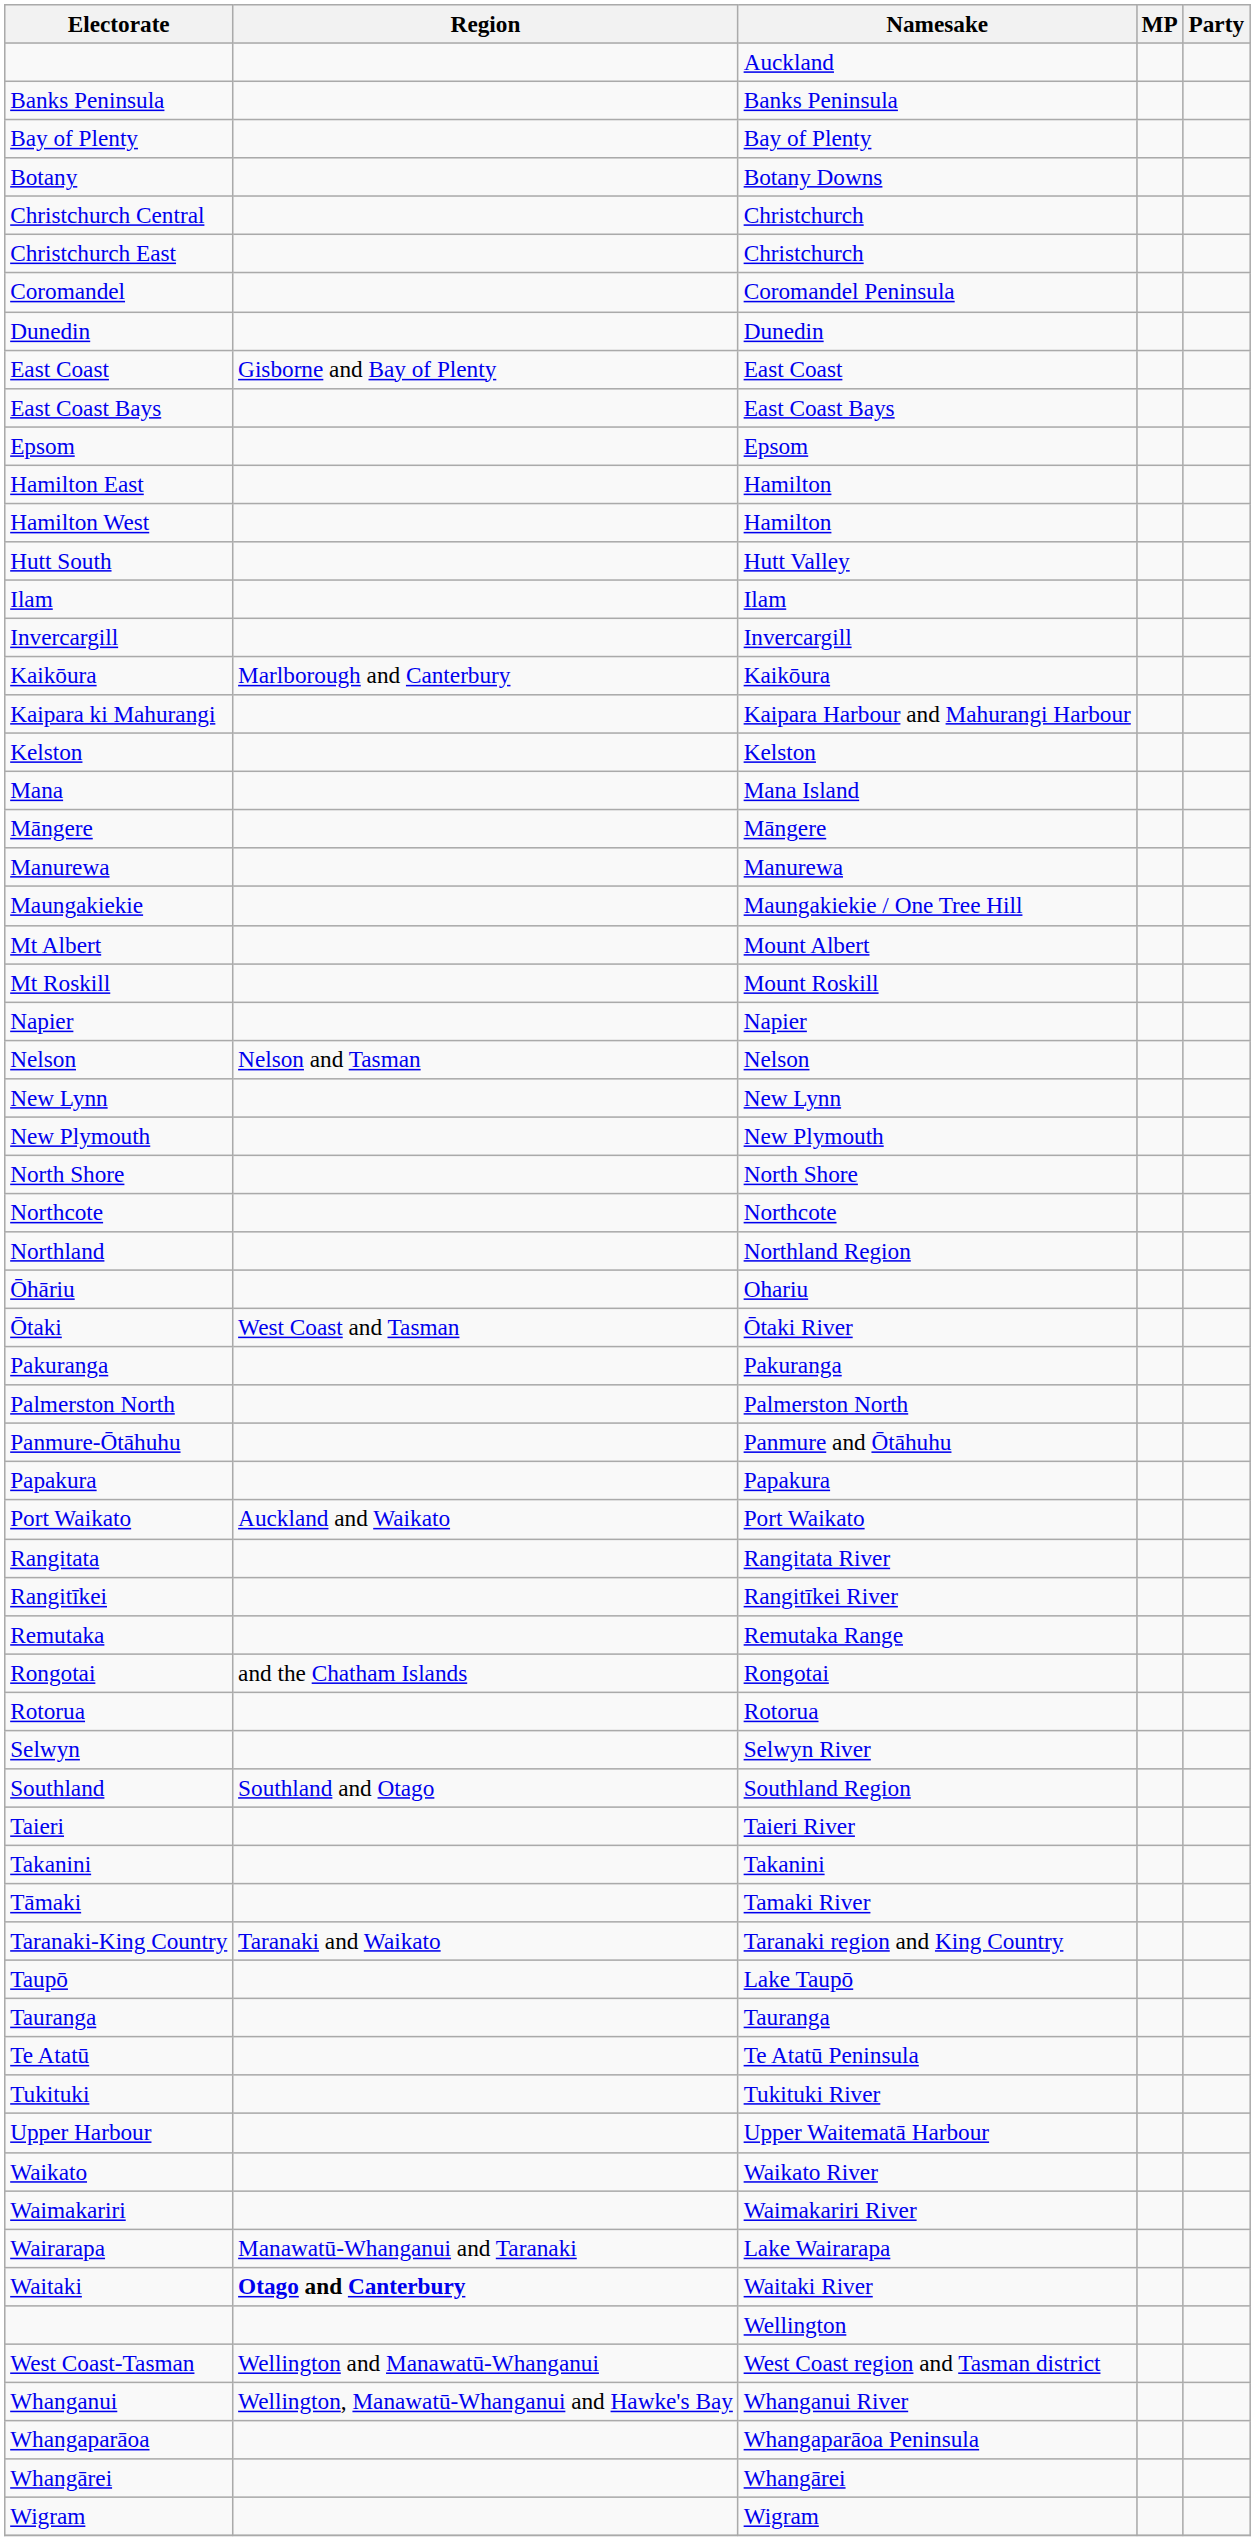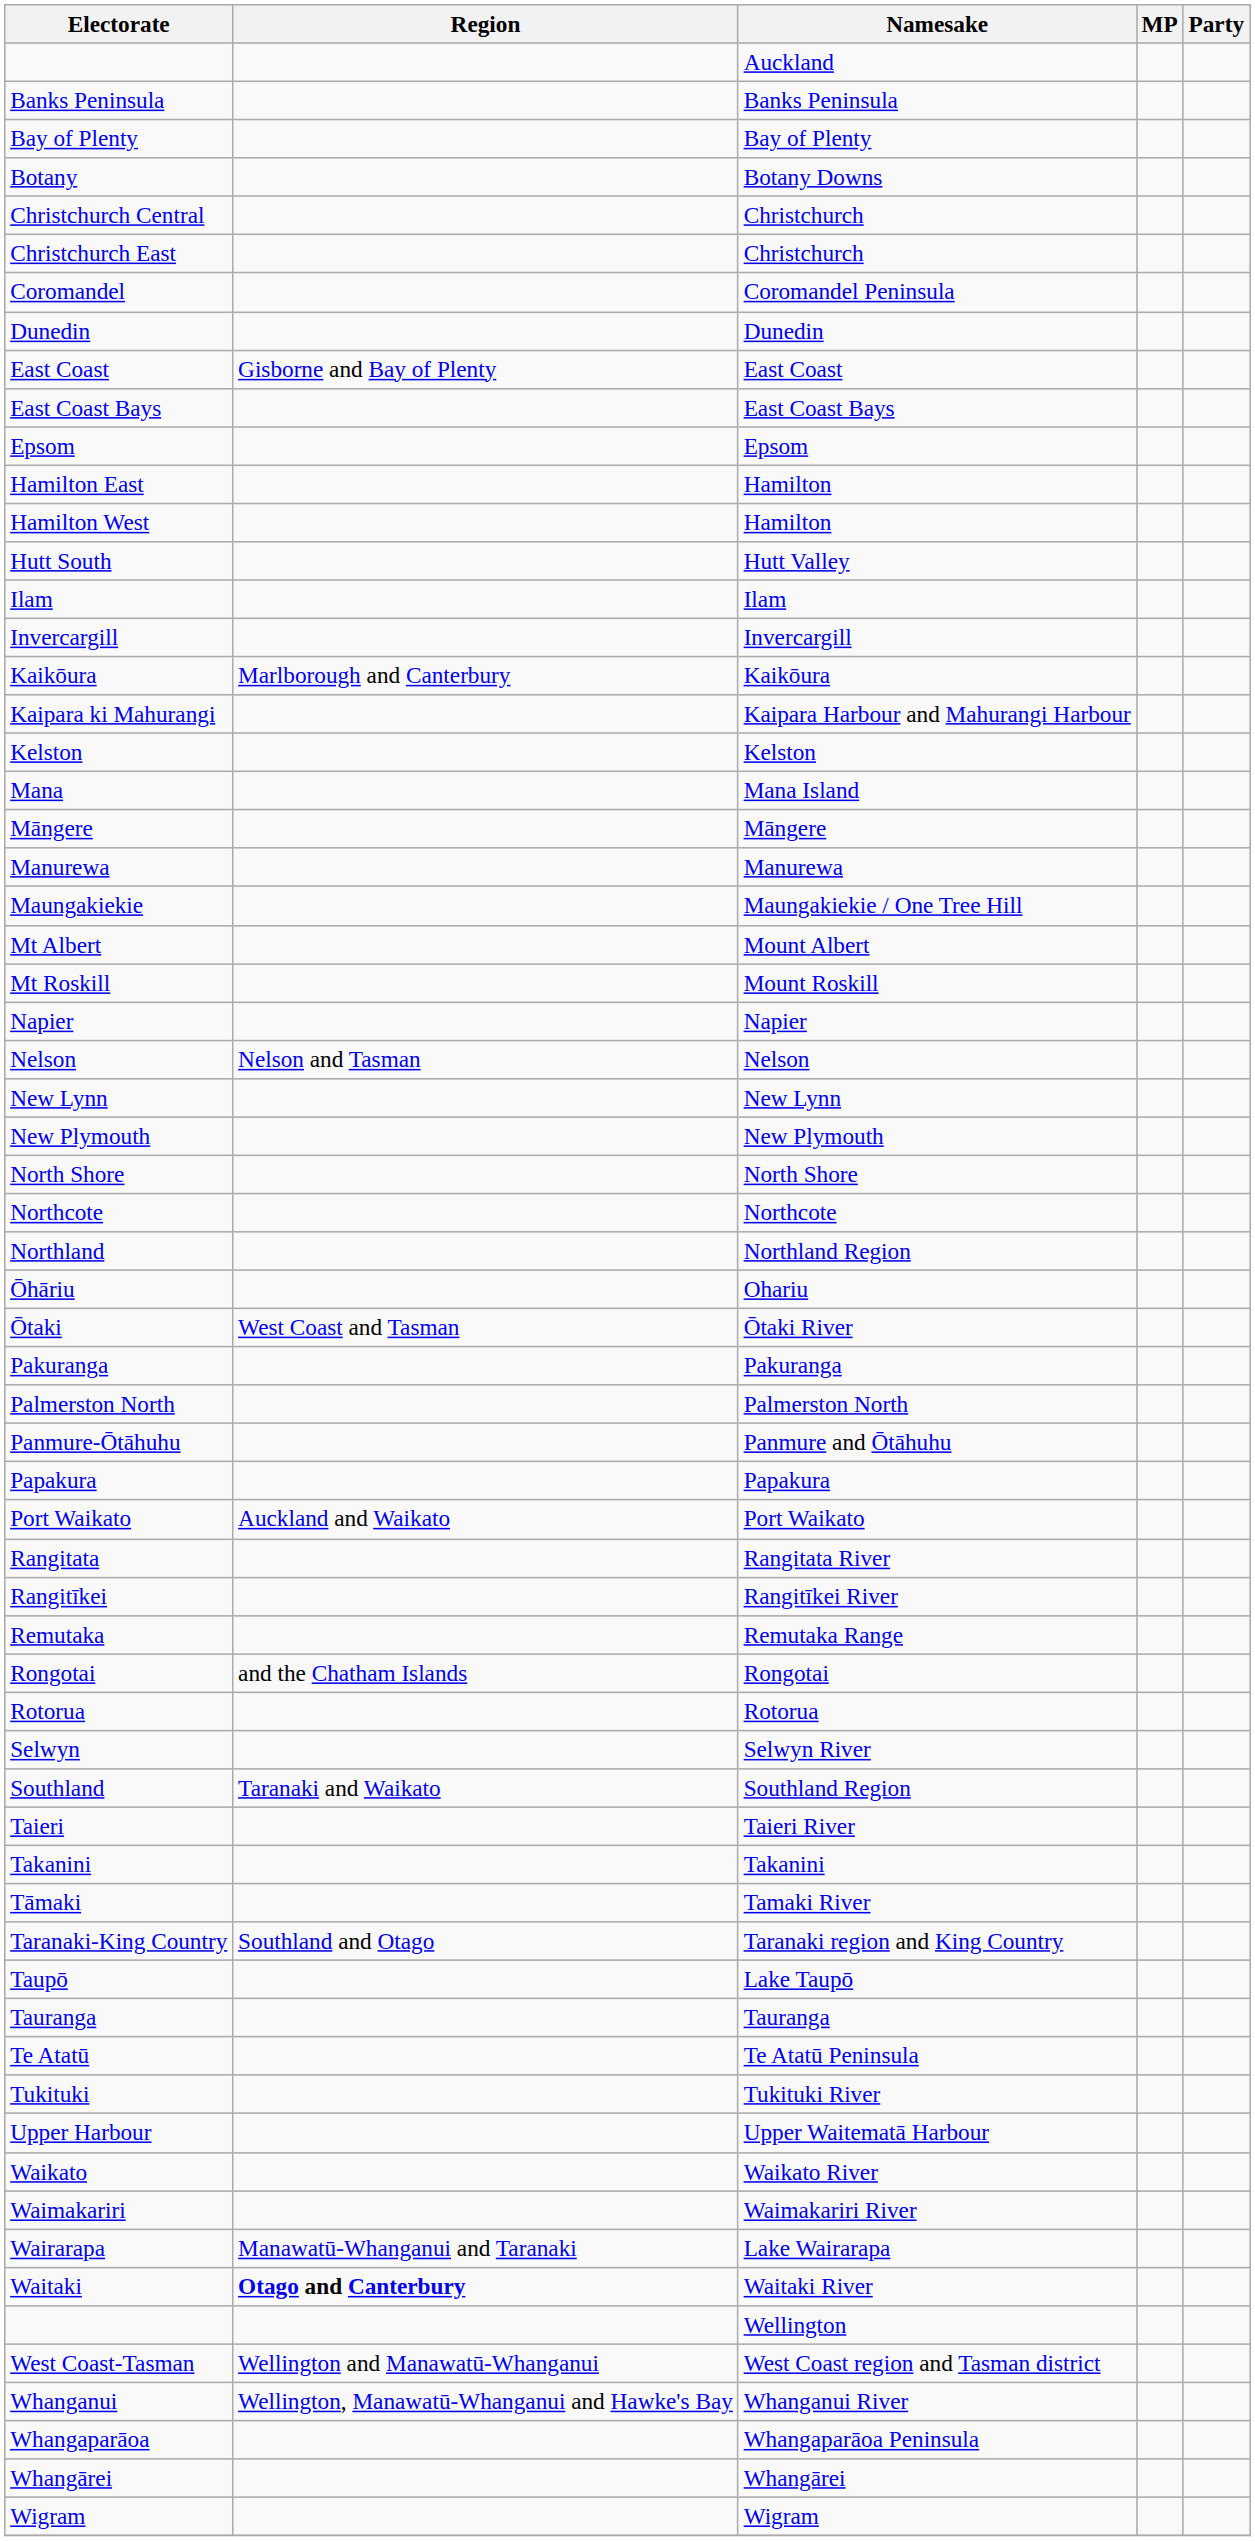(336, 1787) Southland and Otago -> (339, 1787) Taranaki and Waikato
(339, 1941) Taranaki and Waikato -> (336, 1941) Southland and Otago
